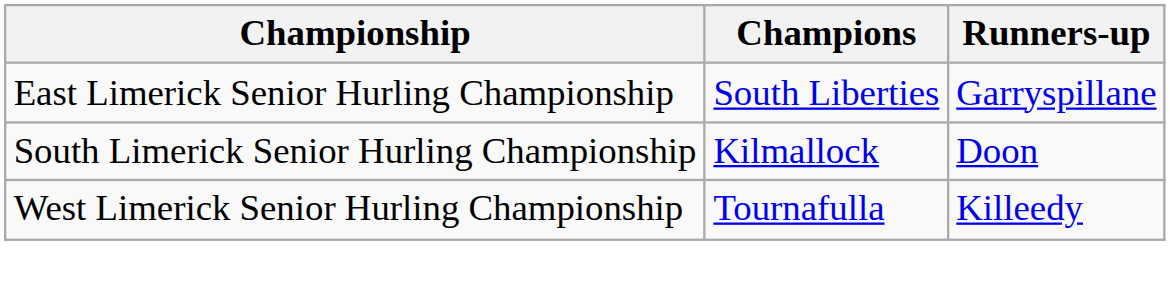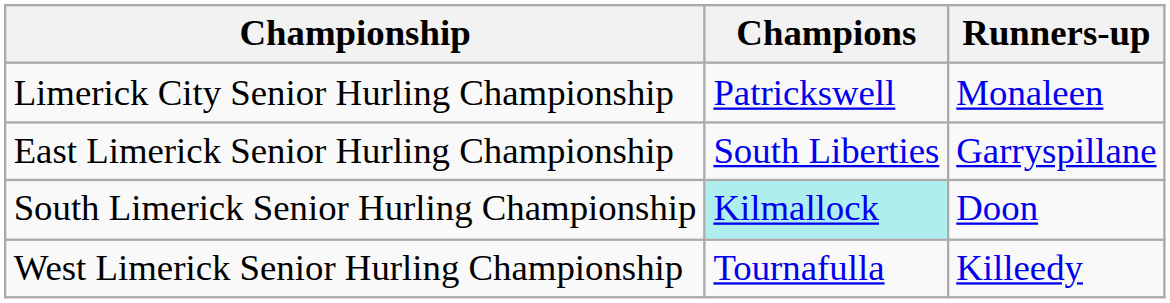+ row: (344, 92)
(796, 150) no background -> (796, 208) paleturquoise background
